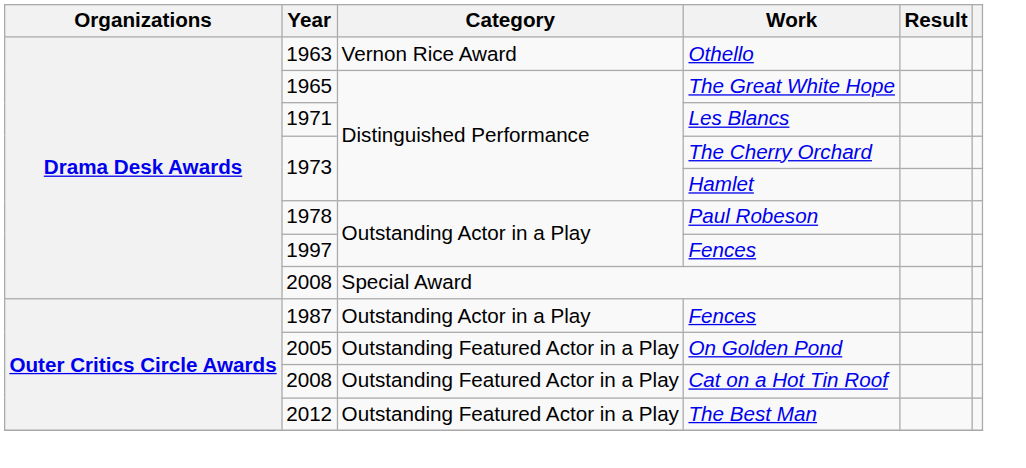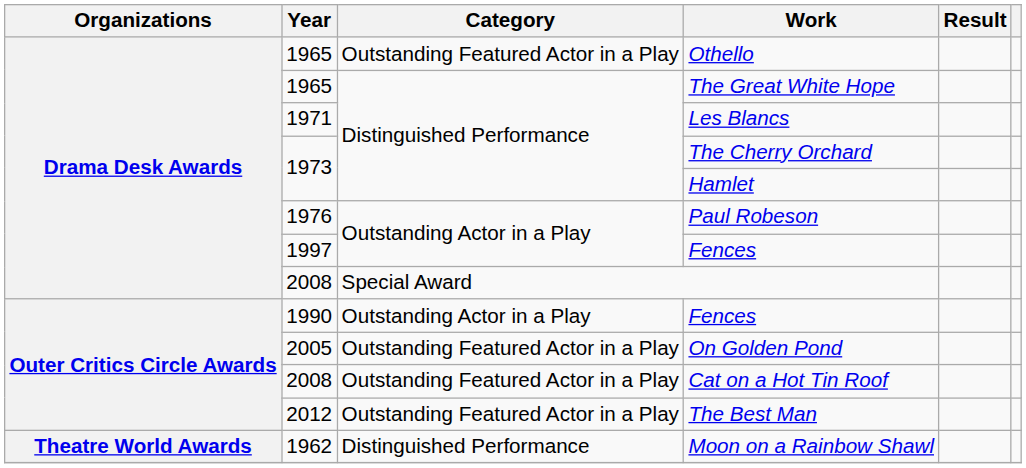(309, 53) 1963 -> (309, 53) 1965
(429, 53) Vernon Rice Award -> (510, 53) Outstanding Featured Actor in a Play
(309, 217) 1978 -> (309, 217) 1976
(309, 315) 1987 -> (309, 315) 1990
+ row: (143, 446)
